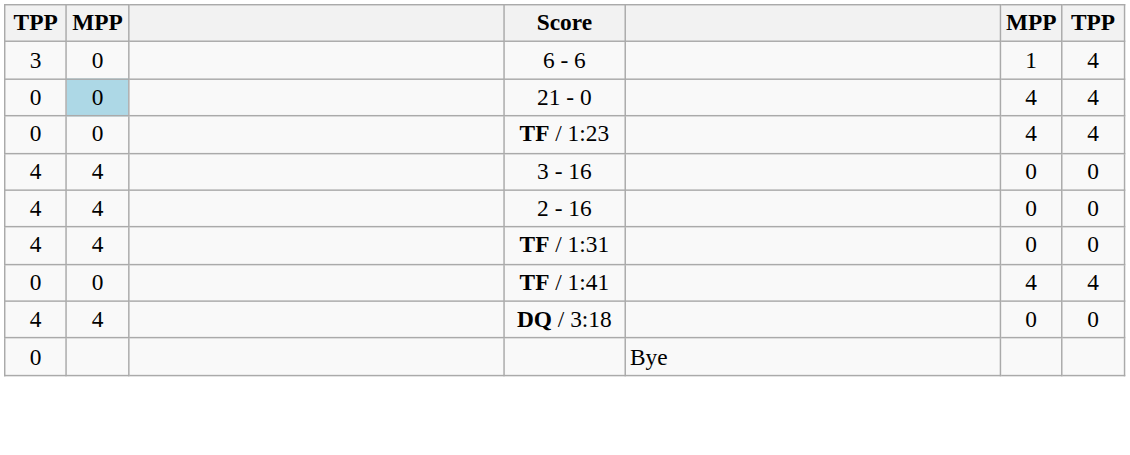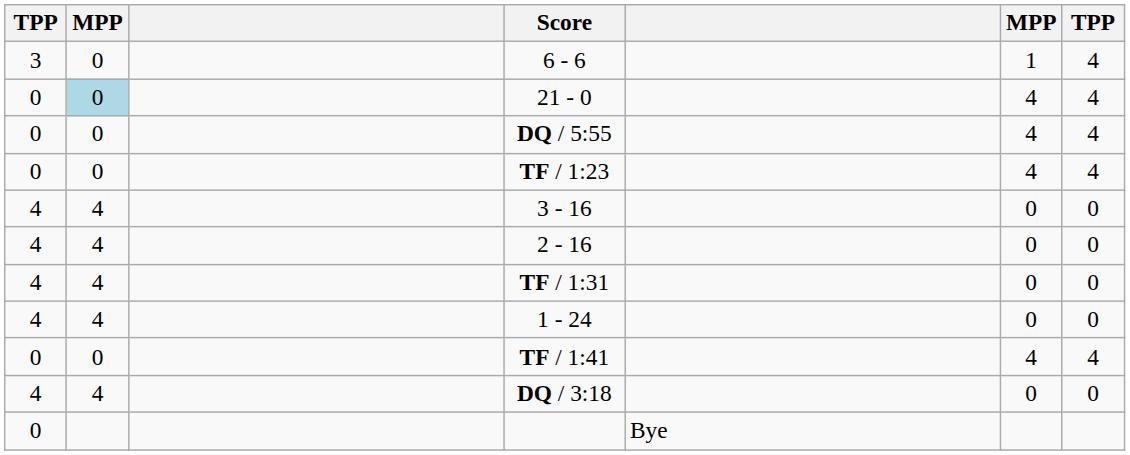+ row: (564, 134)
+ row: (564, 319)
